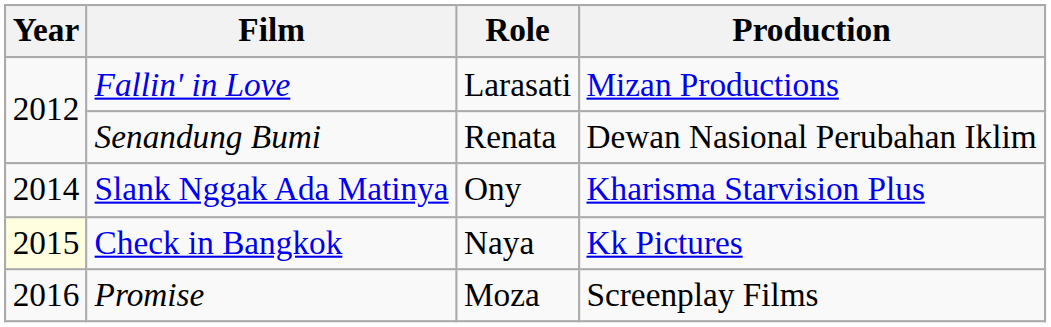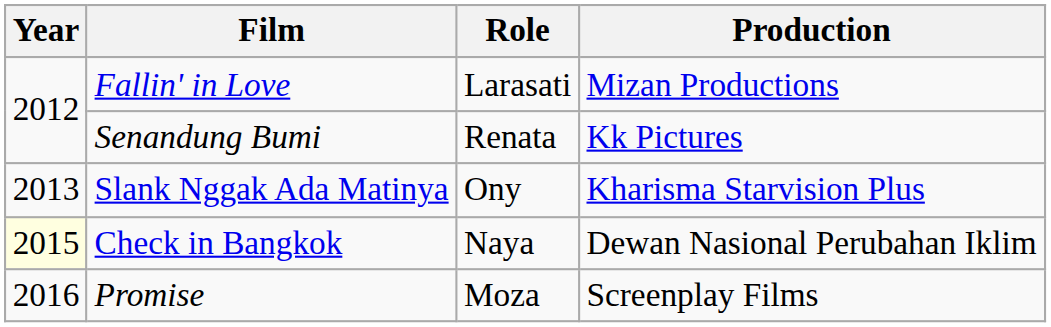(812, 136) Dewan Nasional Perubahan Iklim -> (665, 136) Kk Pictures
(46, 189) 2014 -> (46, 189) 2013
(665, 242) Kk Pictures -> (812, 242) Dewan Nasional Perubahan Iklim
